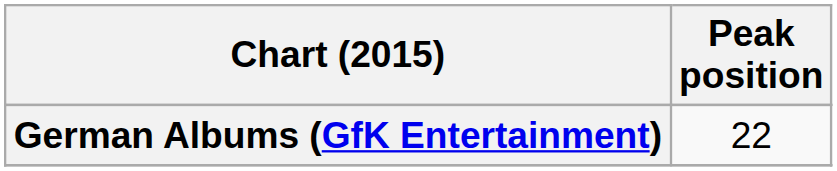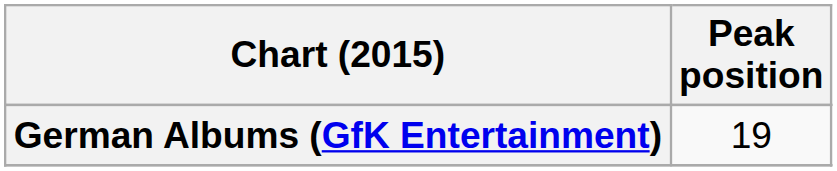(751, 134) 22 -> (751, 134) 19
